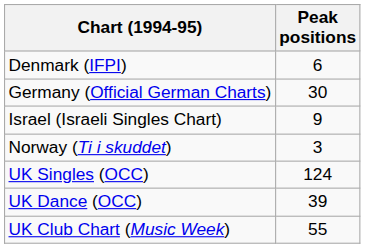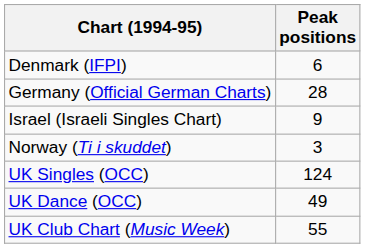(318, 92) 30 -> (318, 92) 28
(318, 202) 39 -> (318, 202) 49
